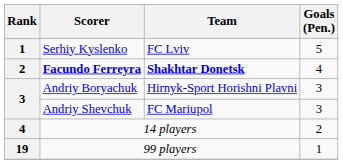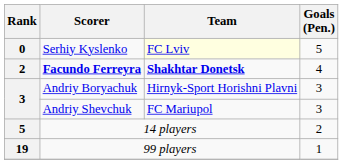(22, 48) 1 -> (22, 48) 0
(168, 48) no background -> (168, 48) lightyellow background
(22, 128) 4 -> (22, 128) 5
